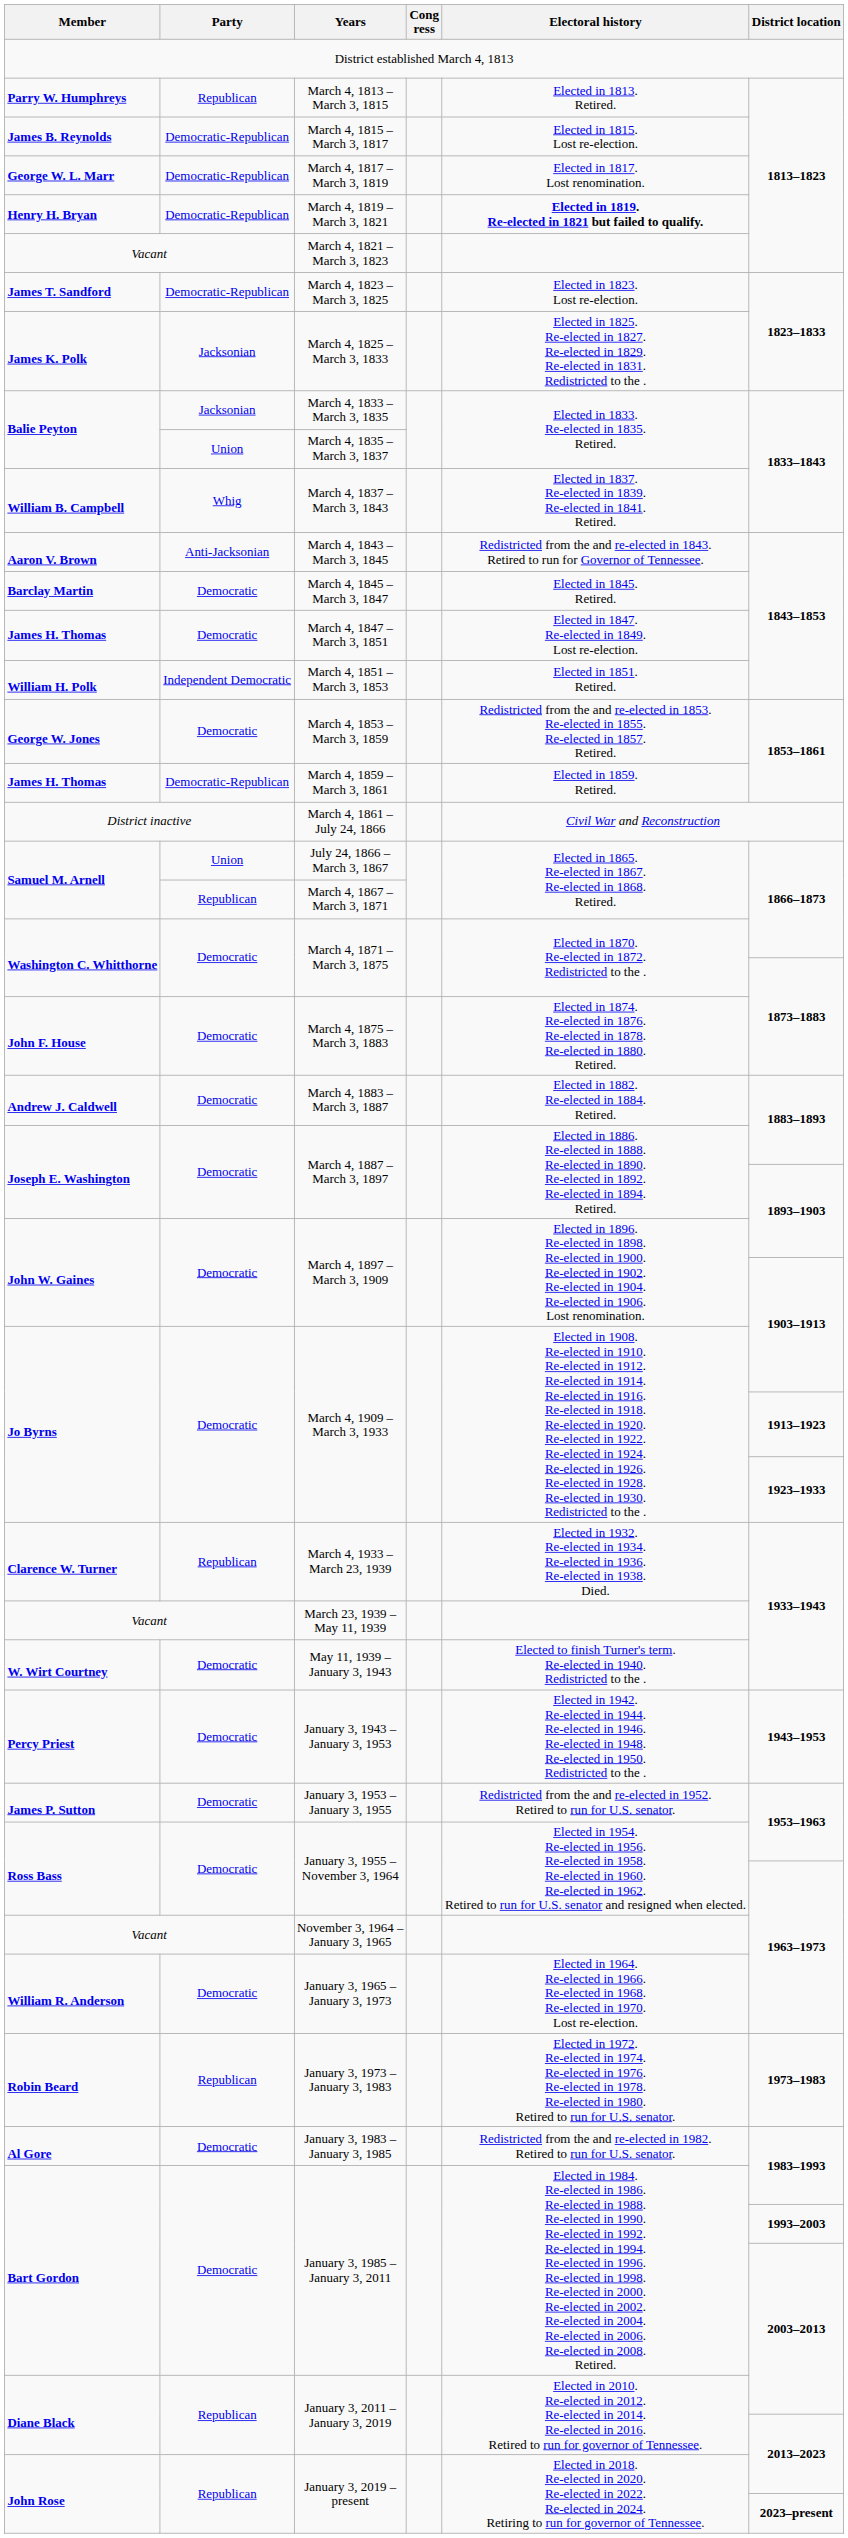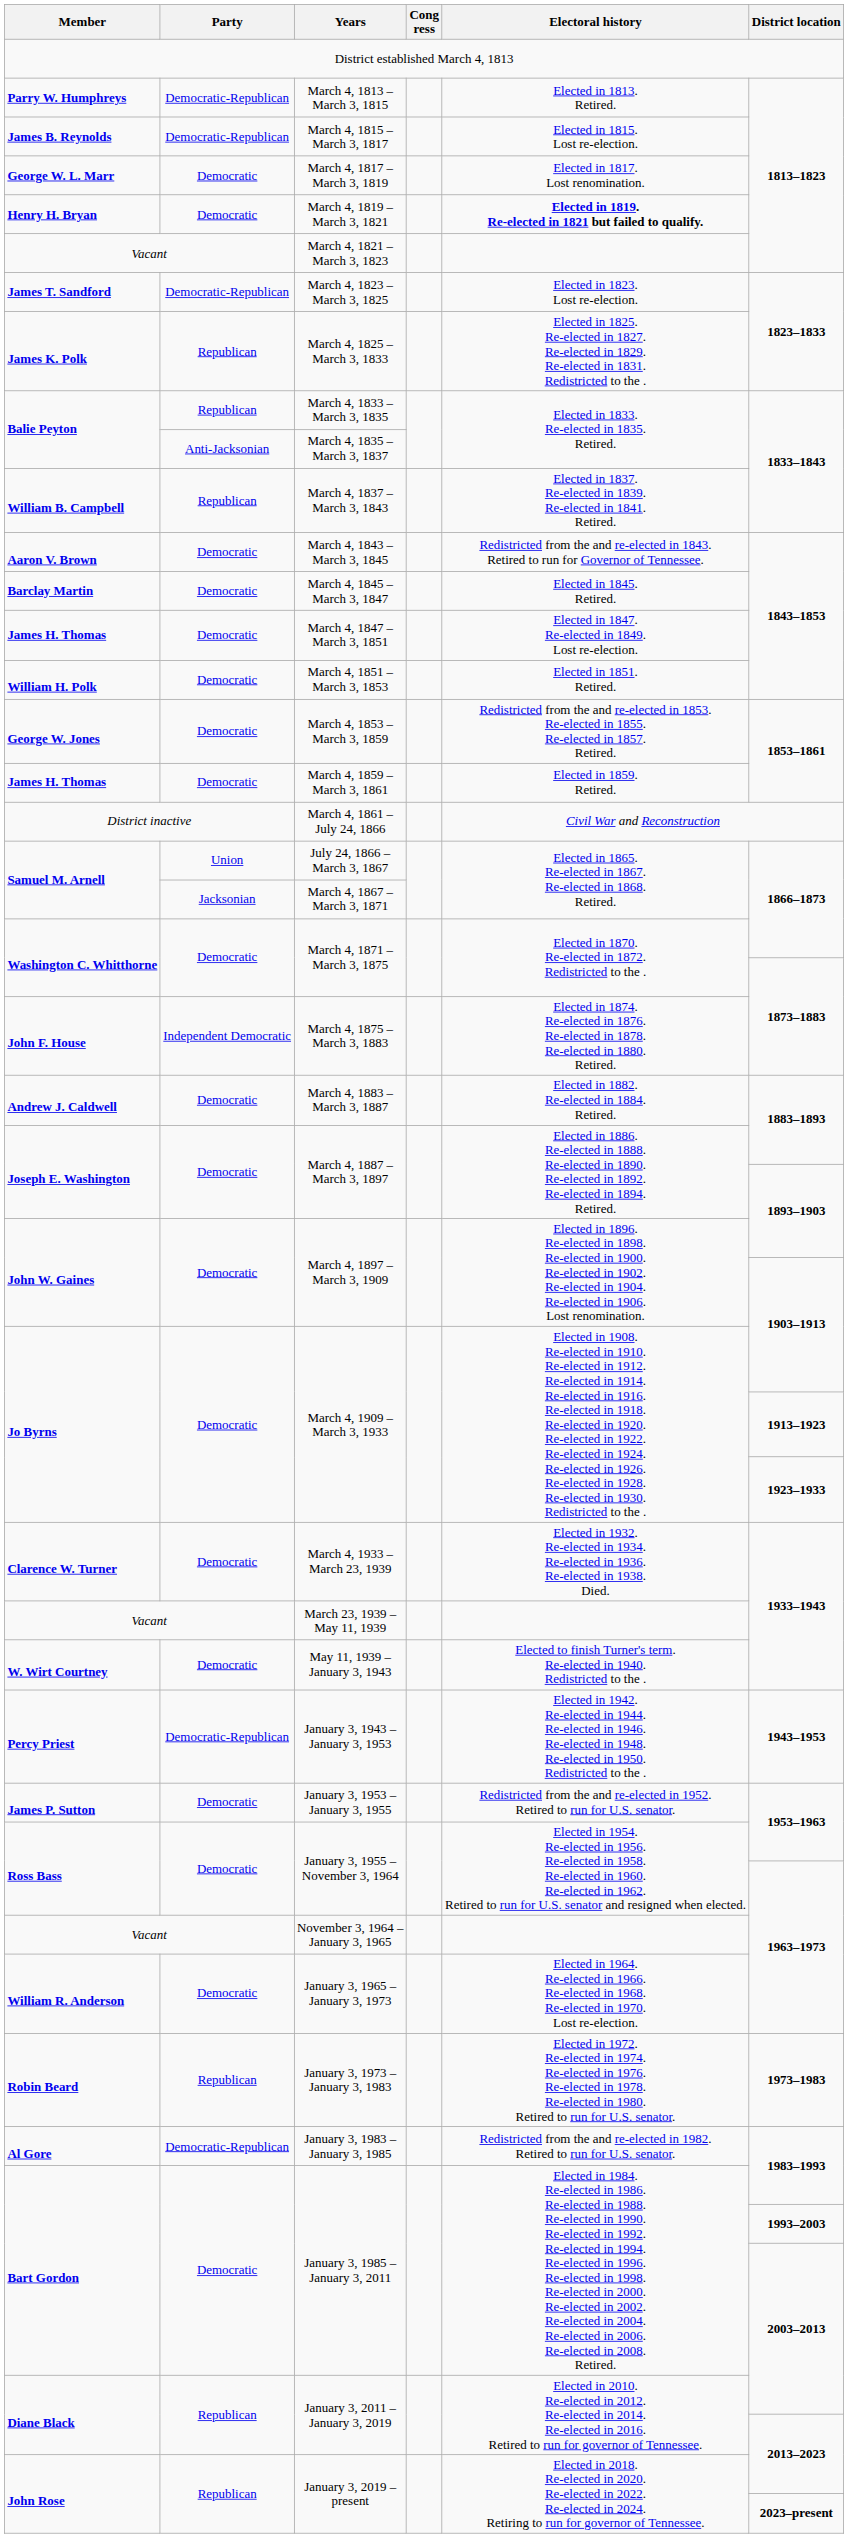(227, 97) Republican -> (227, 97) Democratic-Republican
(227, 175) Democratic-Republican -> (227, 175) Democratic
(227, 214) Democratic-Republican -> (227, 214) Democratic
(227, 351) Jacksonian -> (227, 351) Republican
(227, 410) Jacksonian -> (227, 410) Republican
(227, 448) Union -> (227, 448) Anti-Jacksonian
(227, 500) Whig -> (227, 500) Republican
(227, 552) Anti-Jacksonian -> (227, 552) Democratic
(227, 679) Independent Democratic -> (227, 679) Democratic
(227, 782) Democratic-Republican -> (227, 782) Democratic
(227, 899) Republican -> (227, 899) Jacksonian
(227, 1036) Democratic -> (227, 1036) Independent Democratic
(227, 1561) Republican -> (227, 1561) Democratic
(227, 1736) Democratic -> (227, 1736) Democratic-Republican
(227, 2146) Democratic -> (227, 2146) Democratic-Republican
